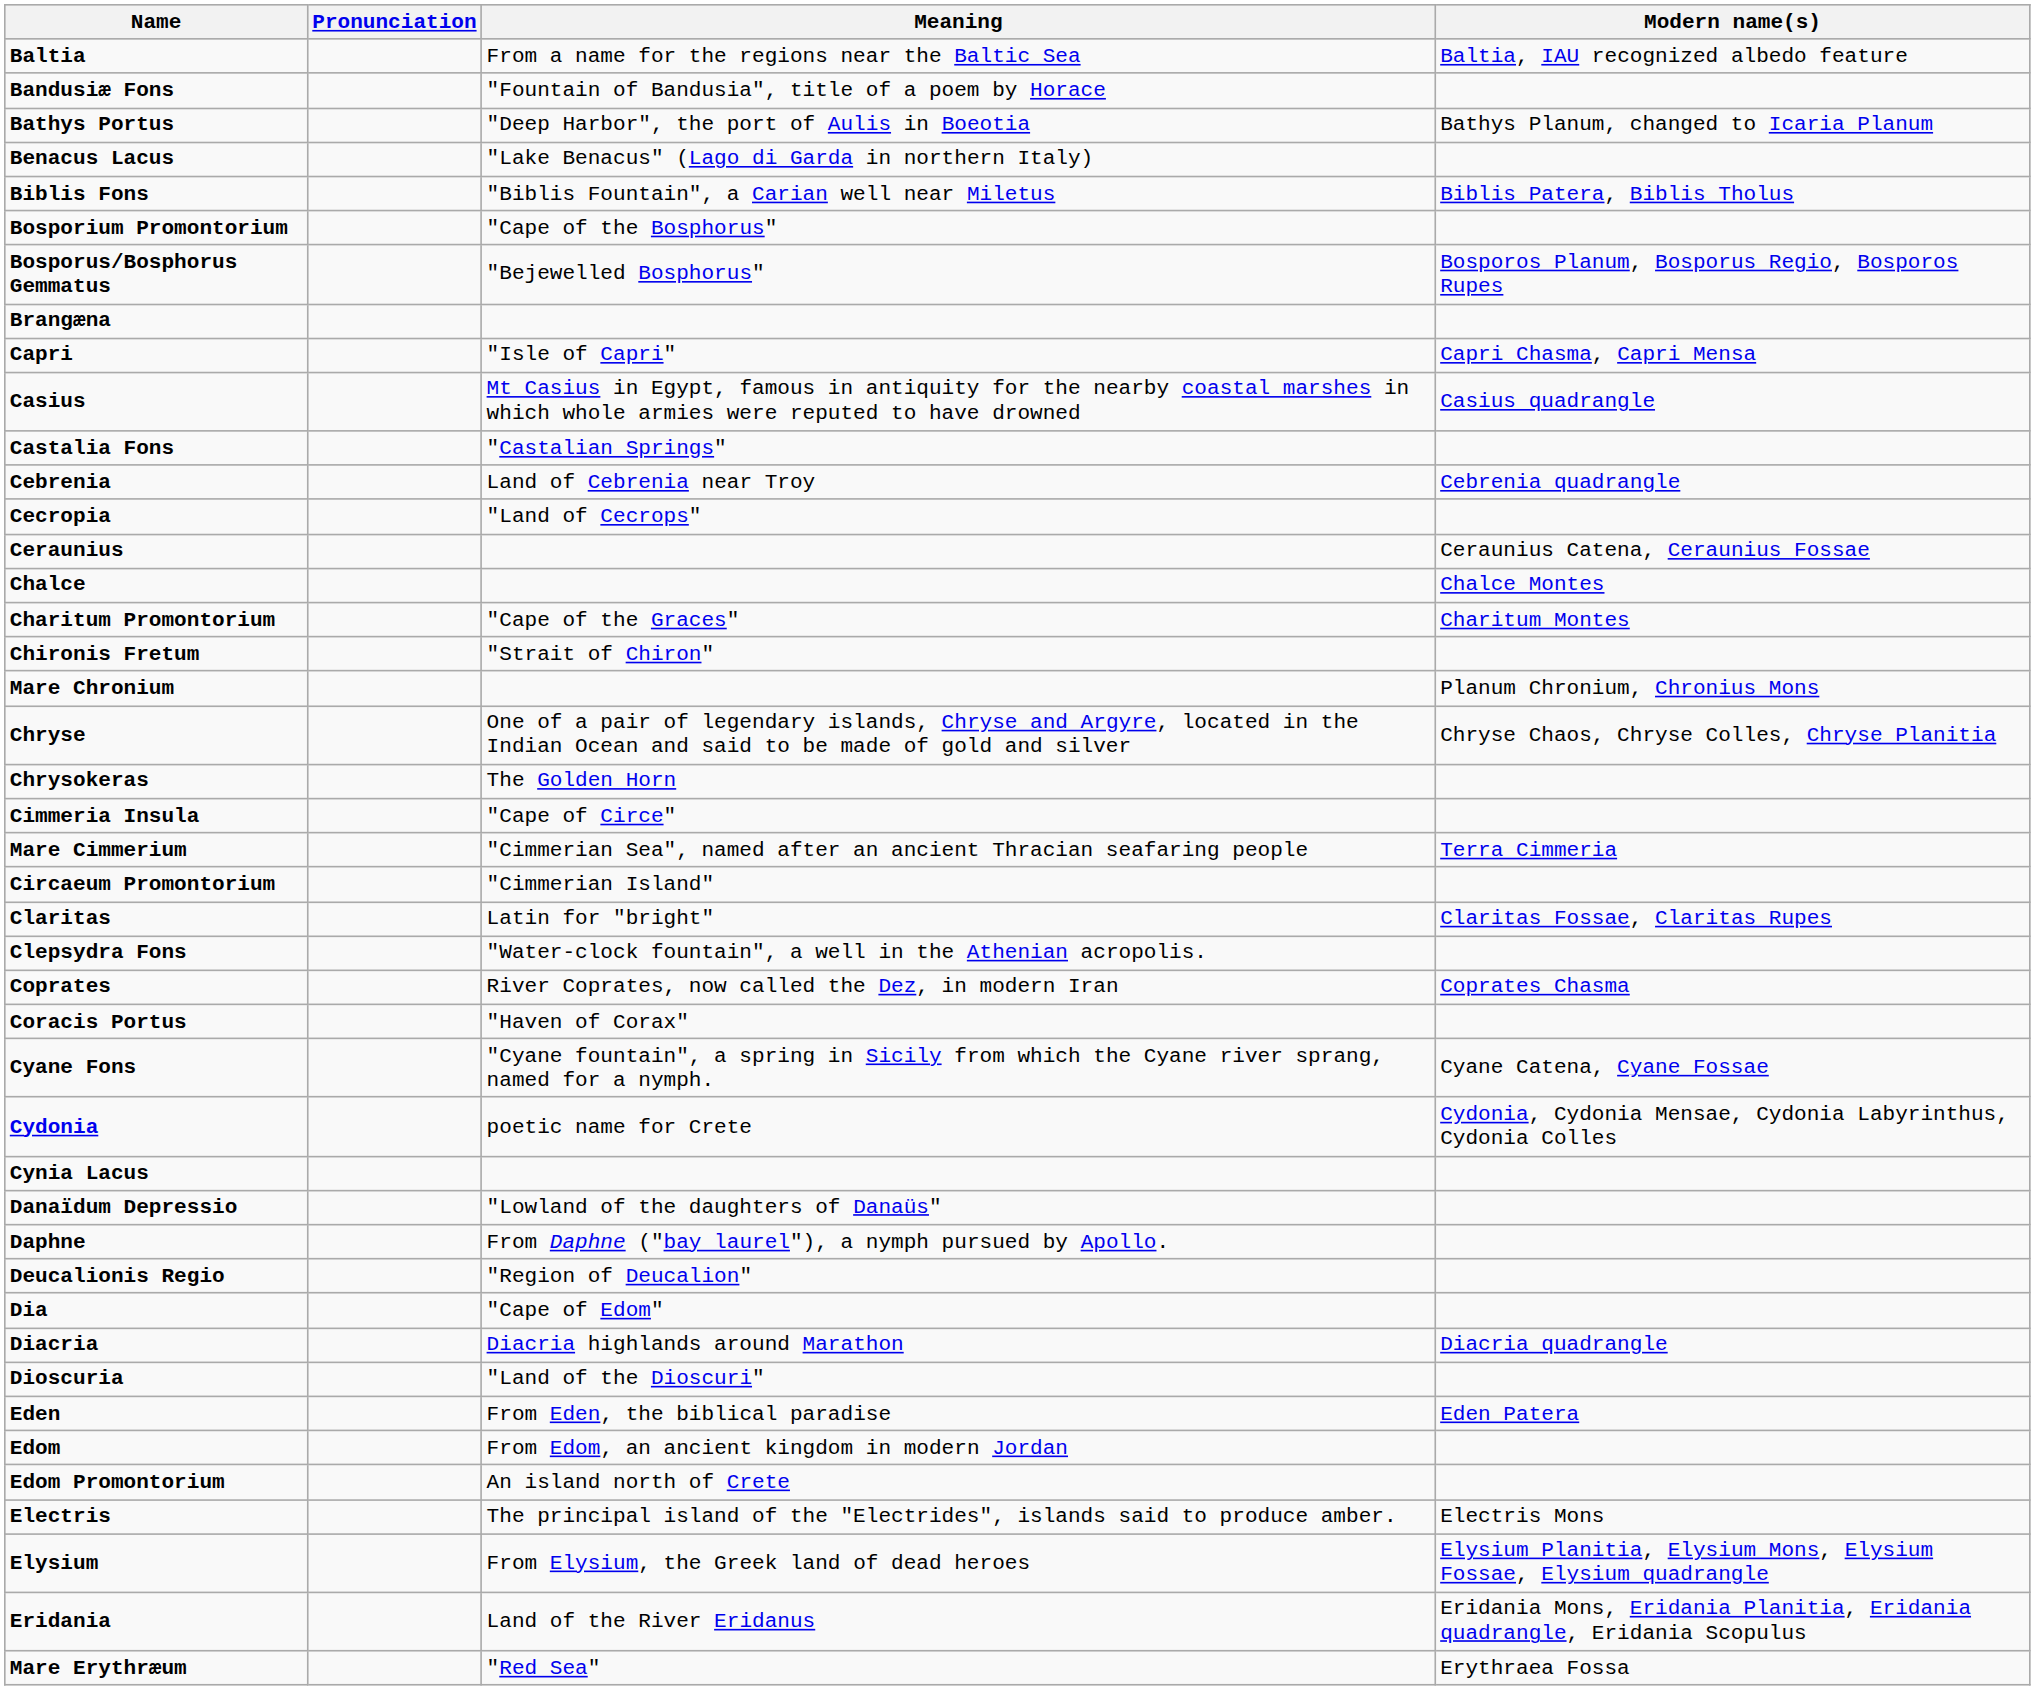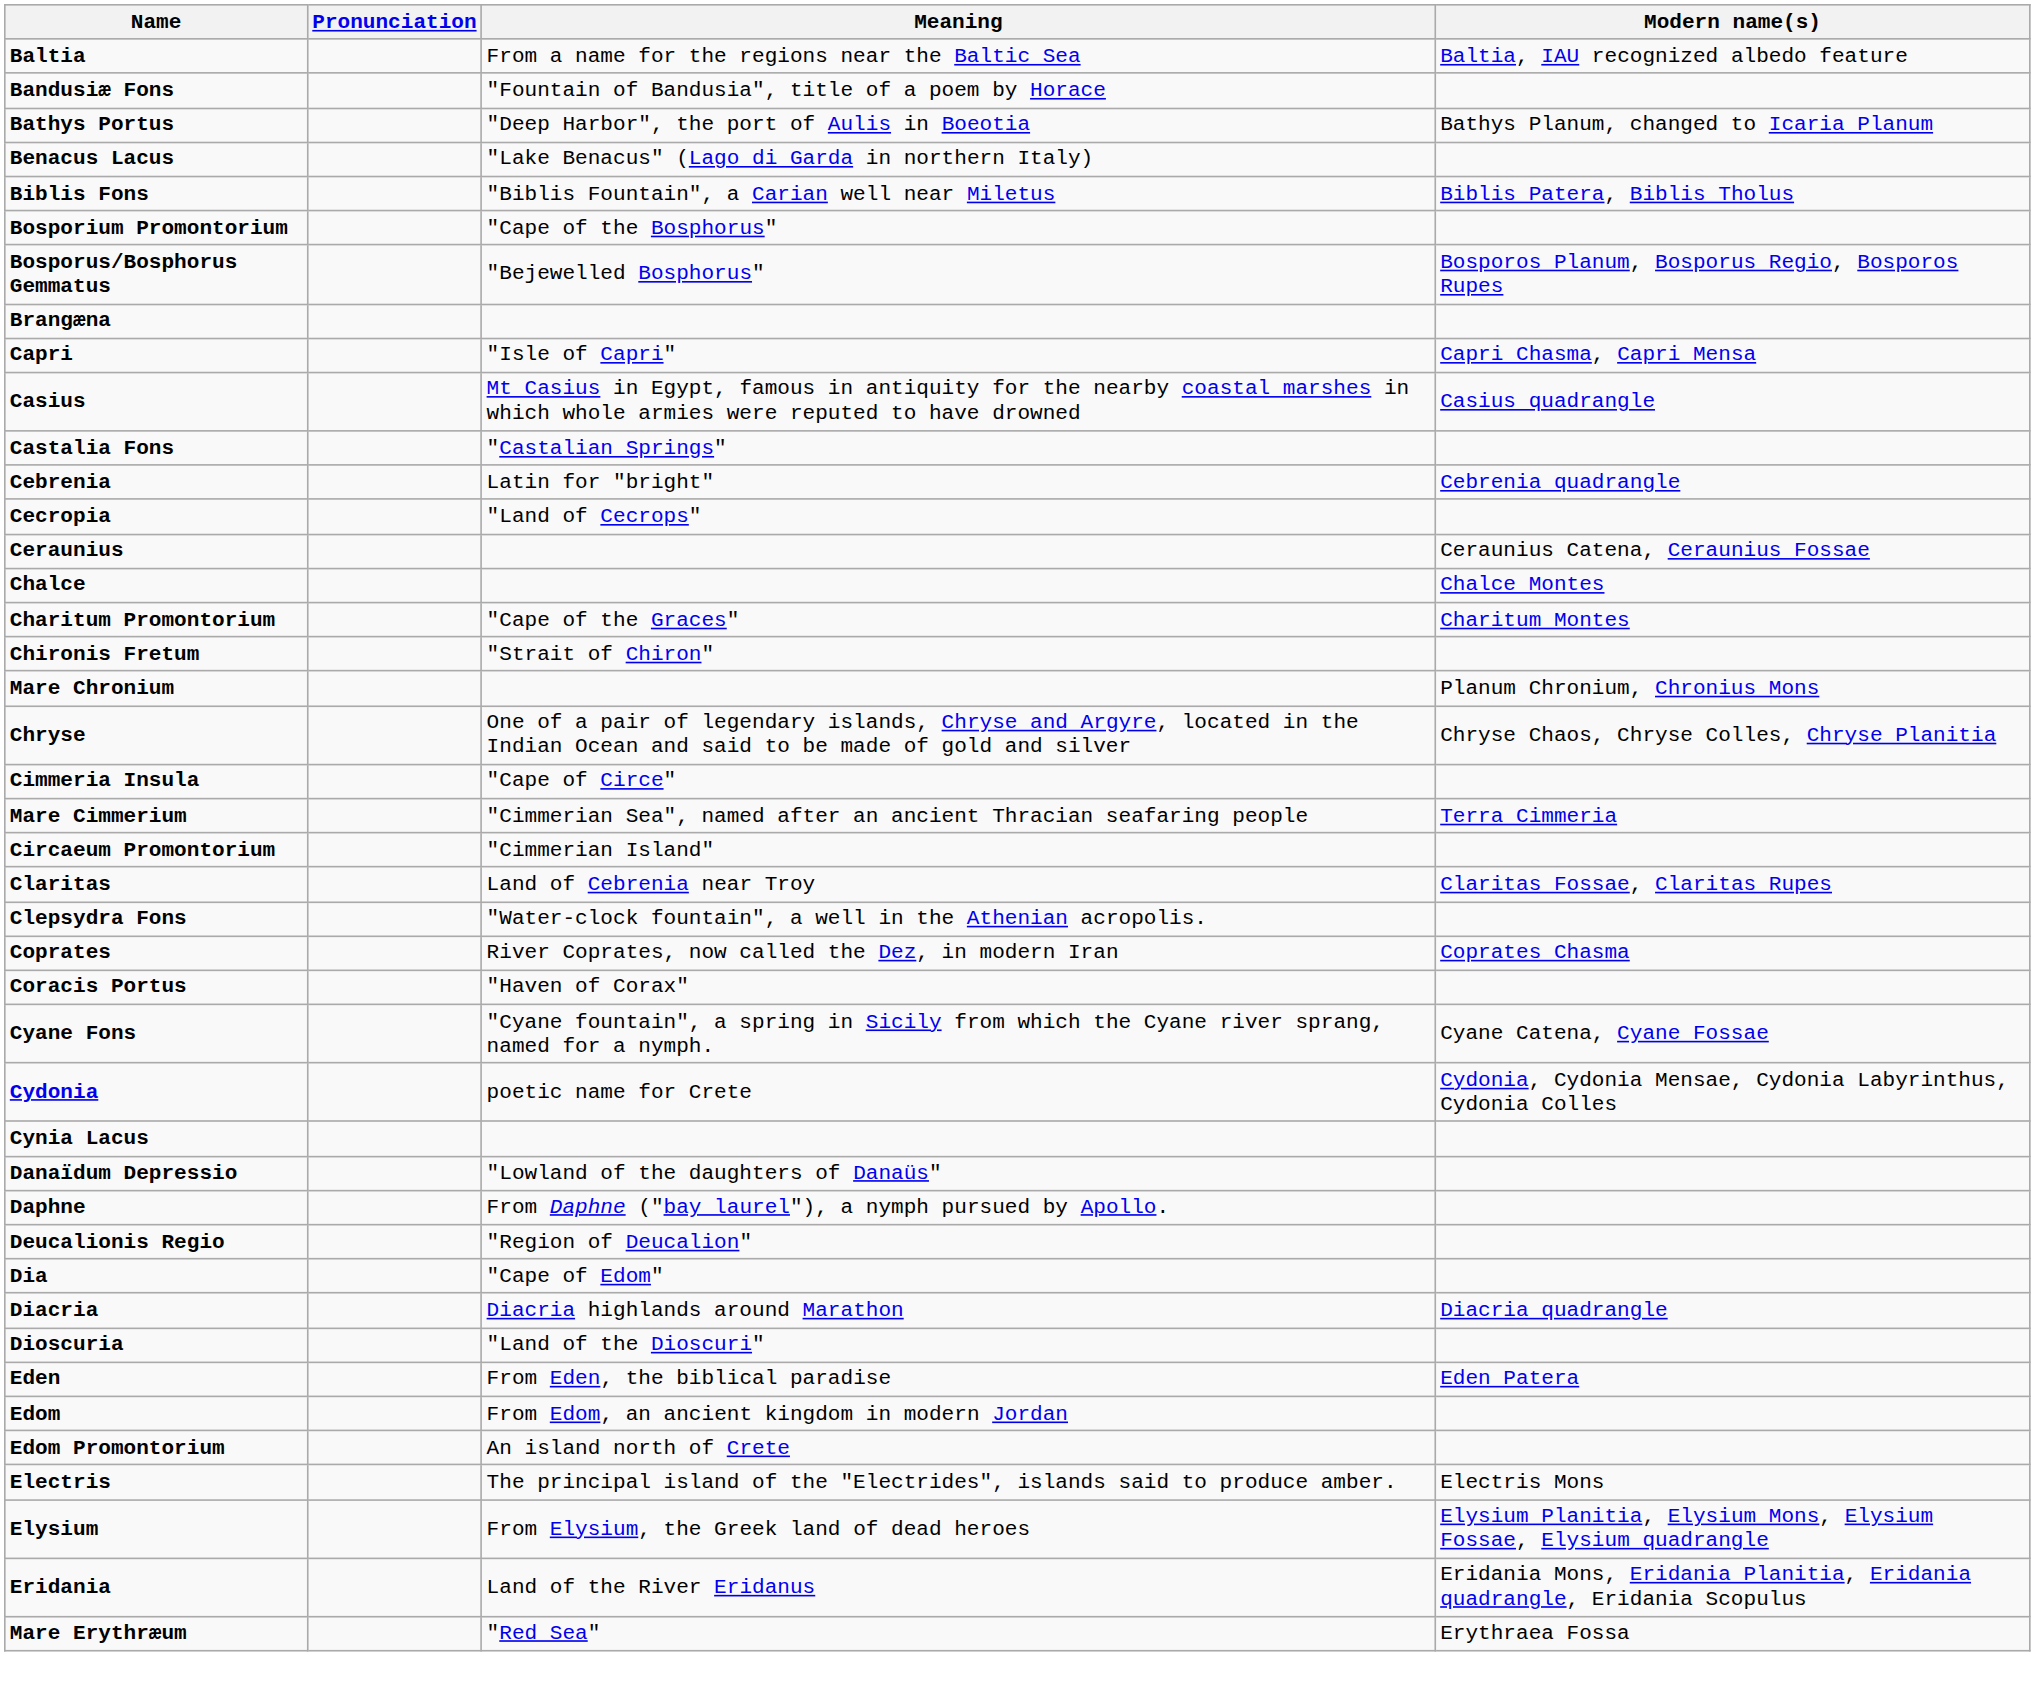(651, 482) Land of Cebrenia near Troy -> (600, 482) Latin for "bright"
- row: (79, 781)
(600, 919) Latin for "bright" -> (651, 884) Land of Cebrenia near Troy
